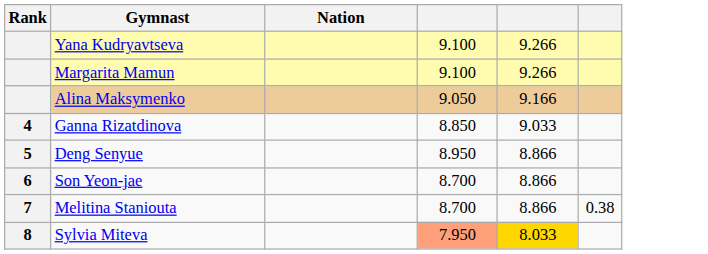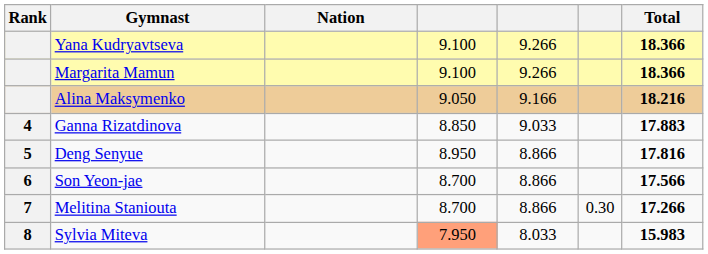+ column: (662, 17)
(600, 207) 0.38 -> (600, 207) 0.30
(538, 234) gold background -> (538, 234) no background
